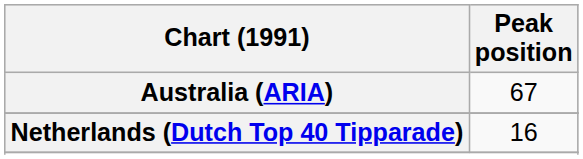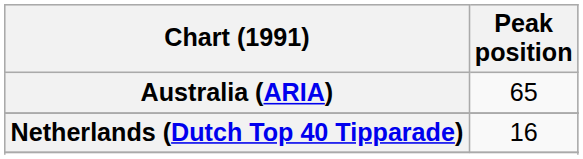(524, 92) 67 -> (524, 92) 65
